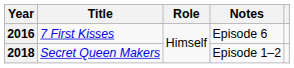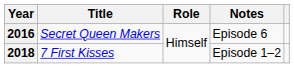(77, 33) 7 First Kisses -> (100, 33) Secret Queen Makers
(100, 53) Secret Queen Makers -> (77, 53) 7 First Kisses
